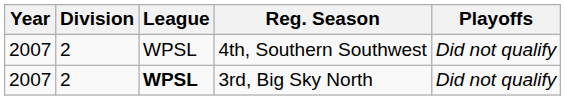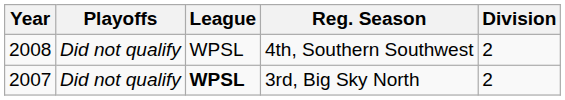columns swapped: (97, 19) <-> (496, 19)
(30, 49) 2007 -> (30, 49) 2008
